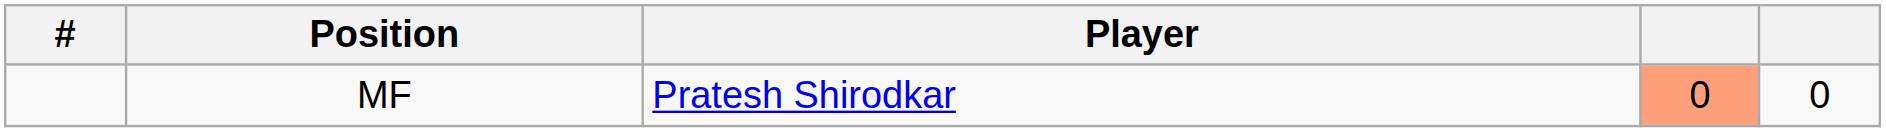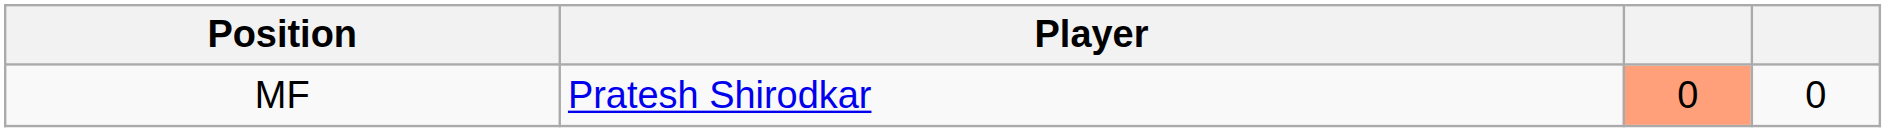- column: (65, 34)
